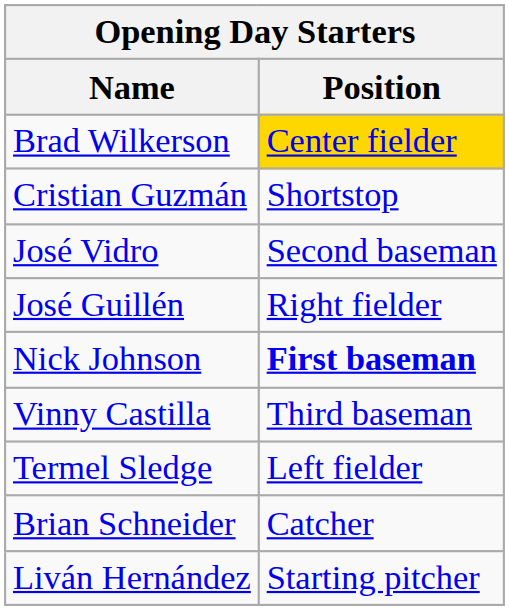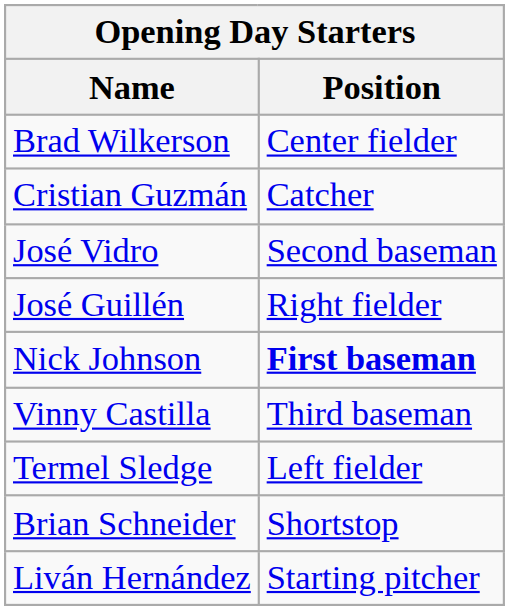(362, 140) gold background -> (362, 140) no background
(333, 195) Shortstop -> (320, 195) Catcher
(320, 522) Catcher -> (333, 522) Shortstop
